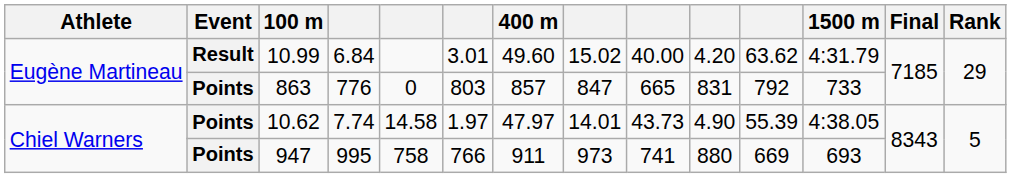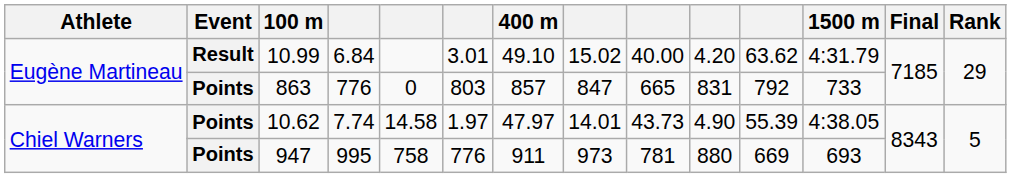(528, 55) 49.60 -> (528, 55) 49.10
(468, 156) 766 -> (468, 156) 776
(658, 156) 741 -> (658, 156) 781
